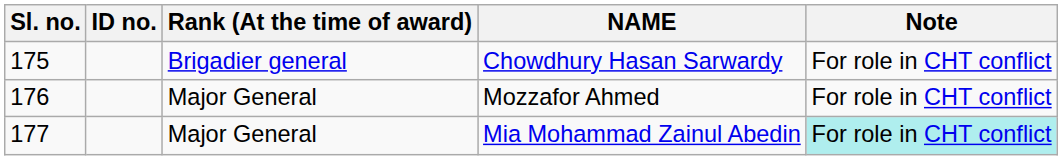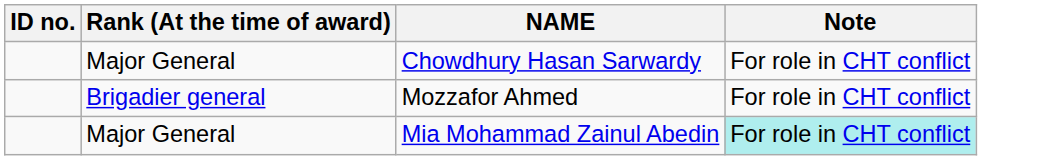- column: (45, 23)
(257, 60) Brigadier general -> (161, 60) Major General
(242, 97) Major General -> (176, 97) Brigadier general
